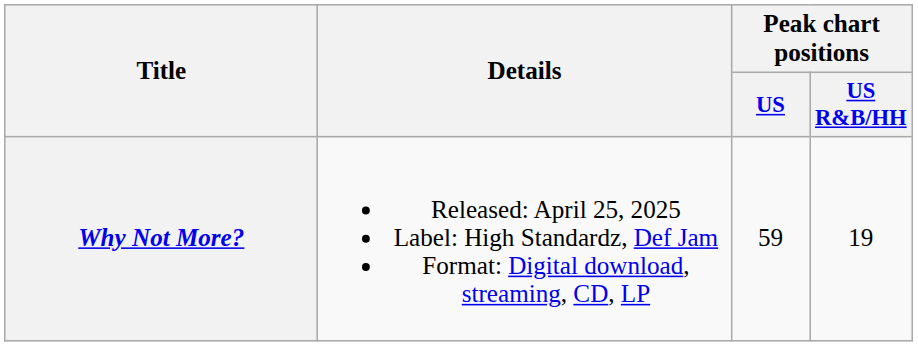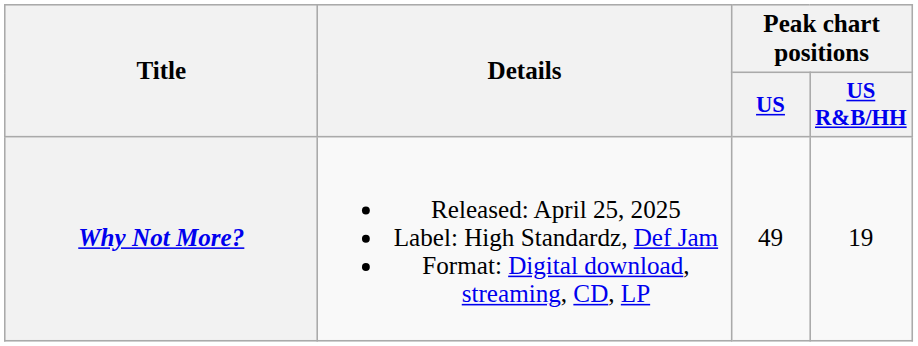(771, 238) 59 -> (771, 238) 49
